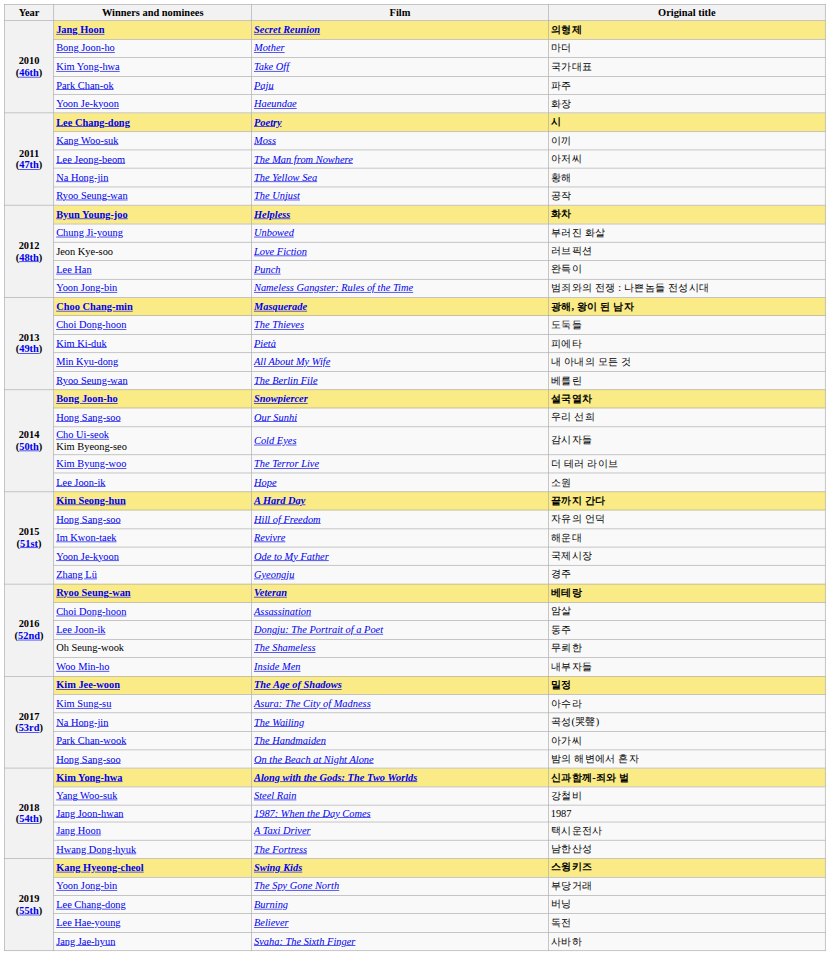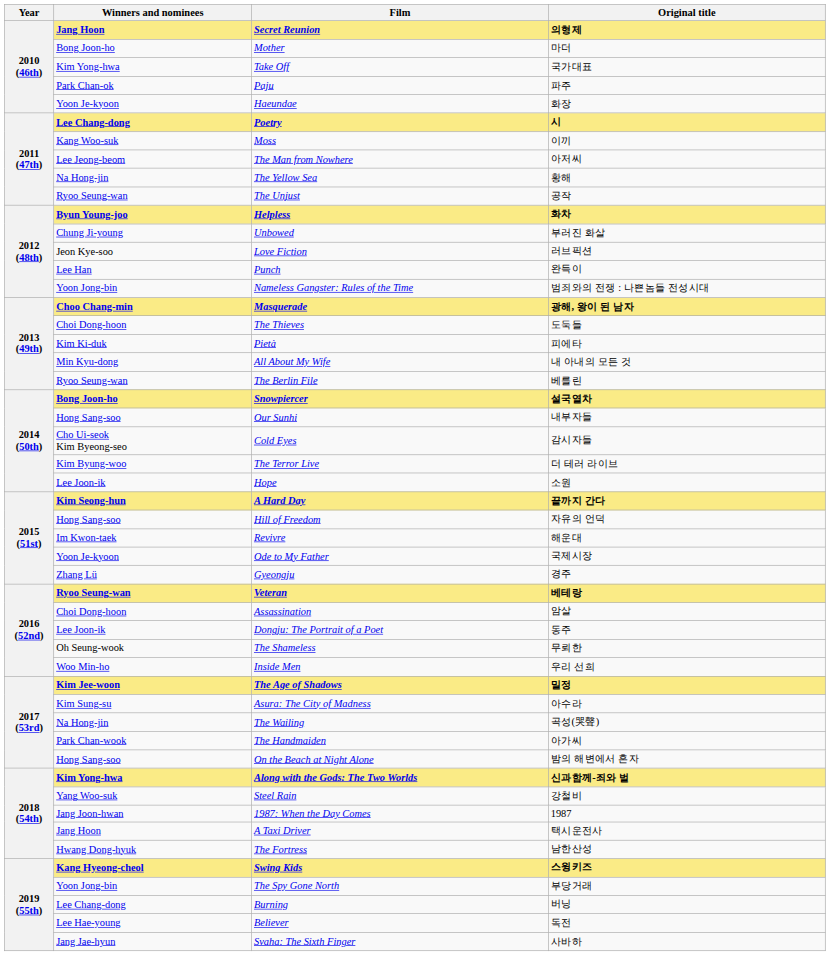(573, 417) 우리 선희 -> (572, 417) 내부자들
(572, 666) 내부자들 -> (573, 666) 우리 선희
